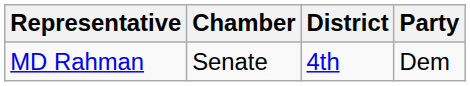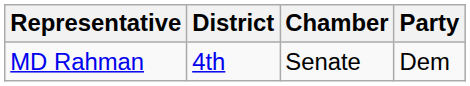columns swapped: (244, 23) <-> (348, 23)
